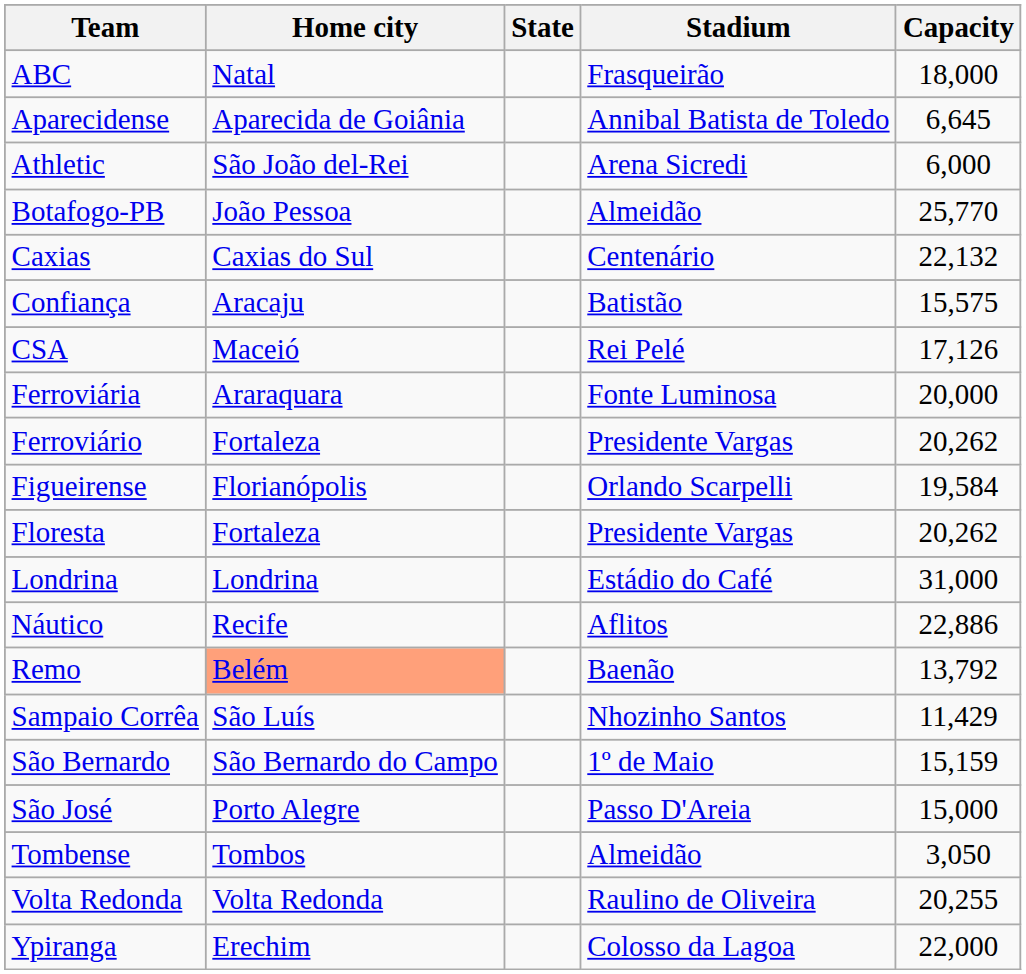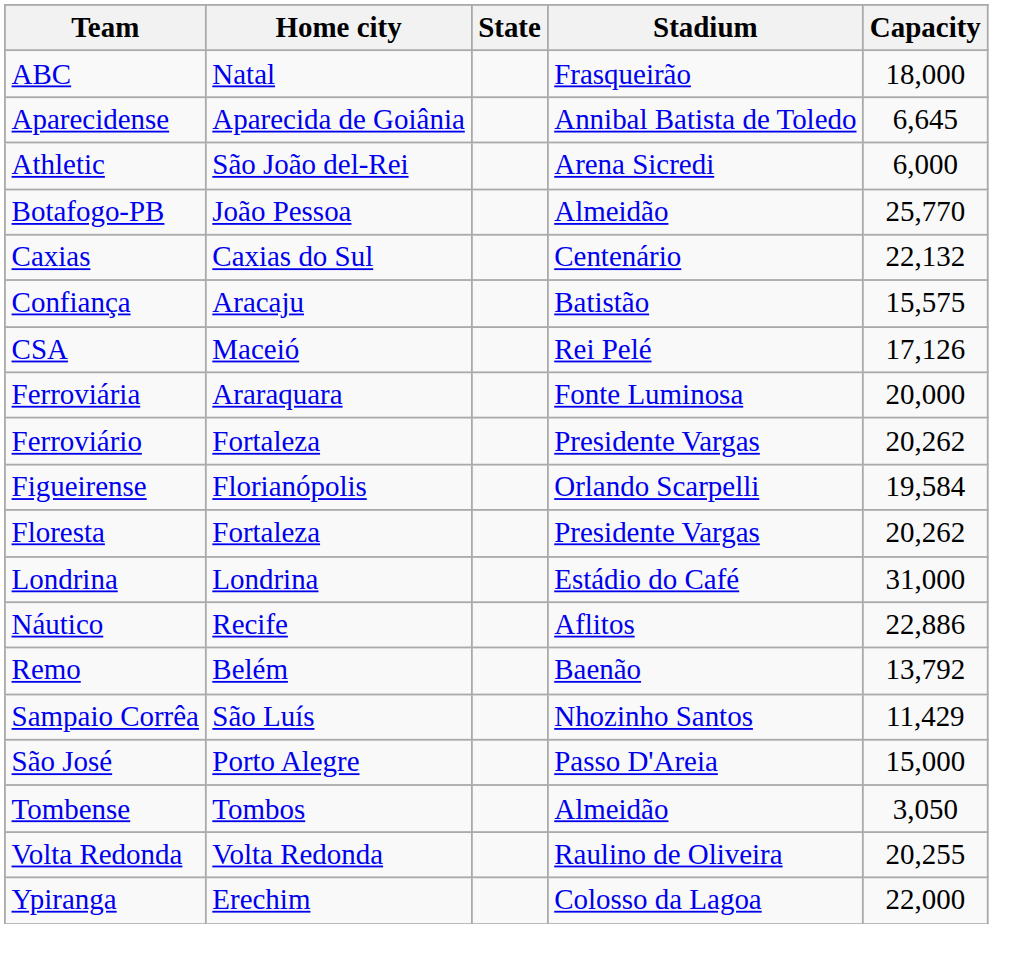(250, 670) lightsalmon background -> (250, 670) no background
- row: (91, 762)
